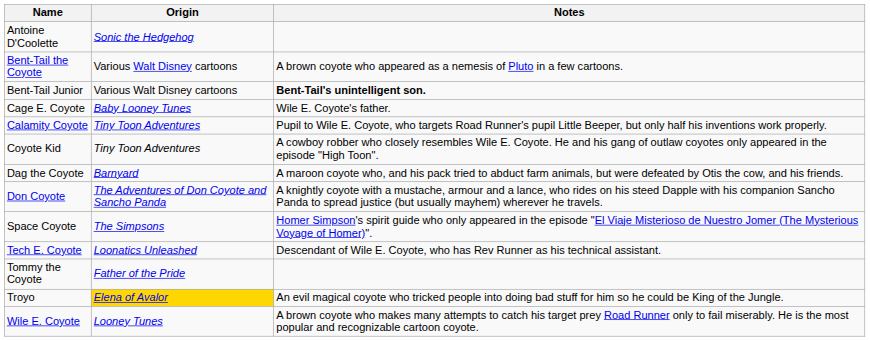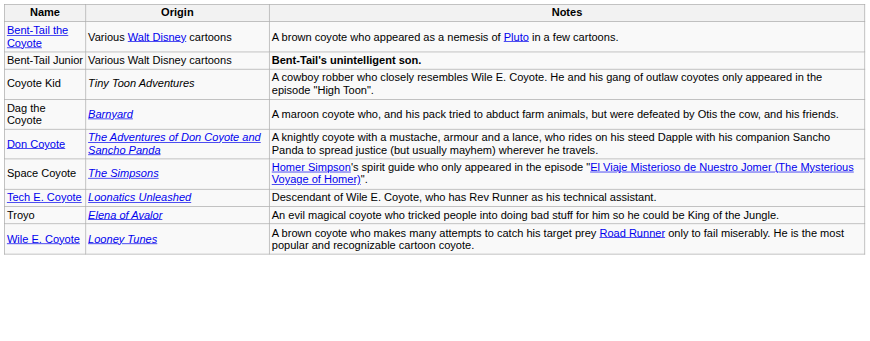- row: (32, 36)
- row: (46, 108)
- row: (47, 125)
- row: (34, 274)
(131, 297) gold background -> (125, 215) no background
